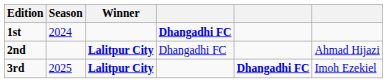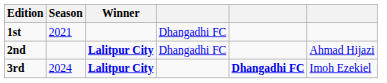(60, 31) 2024 -> (60, 31) 2021
(195, 31) bold -> (193, 31) normal
(60, 68) 2025 -> (60, 68) 2024
